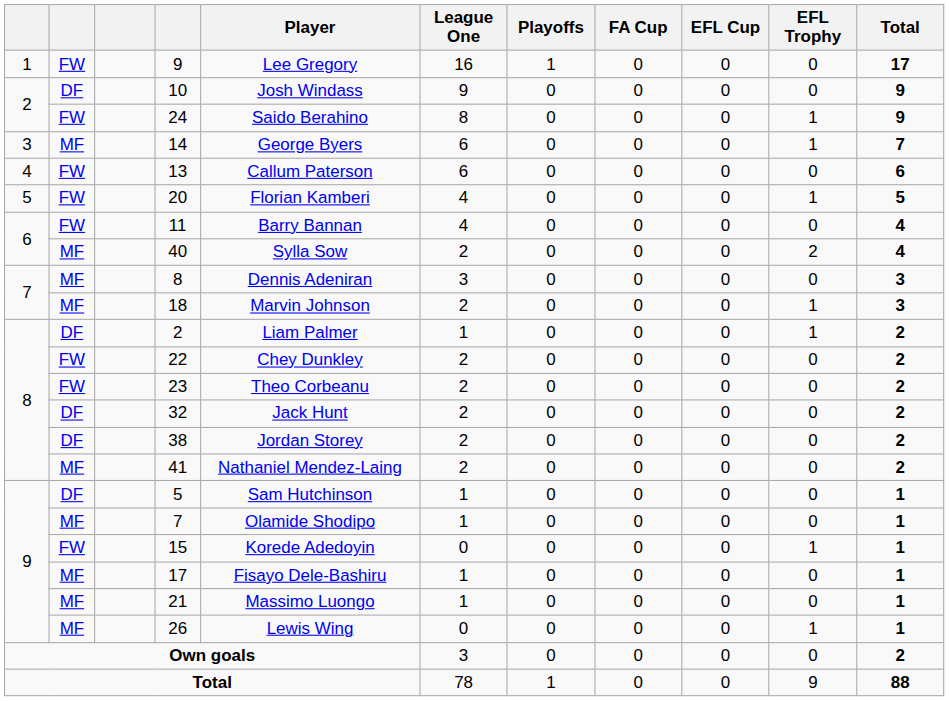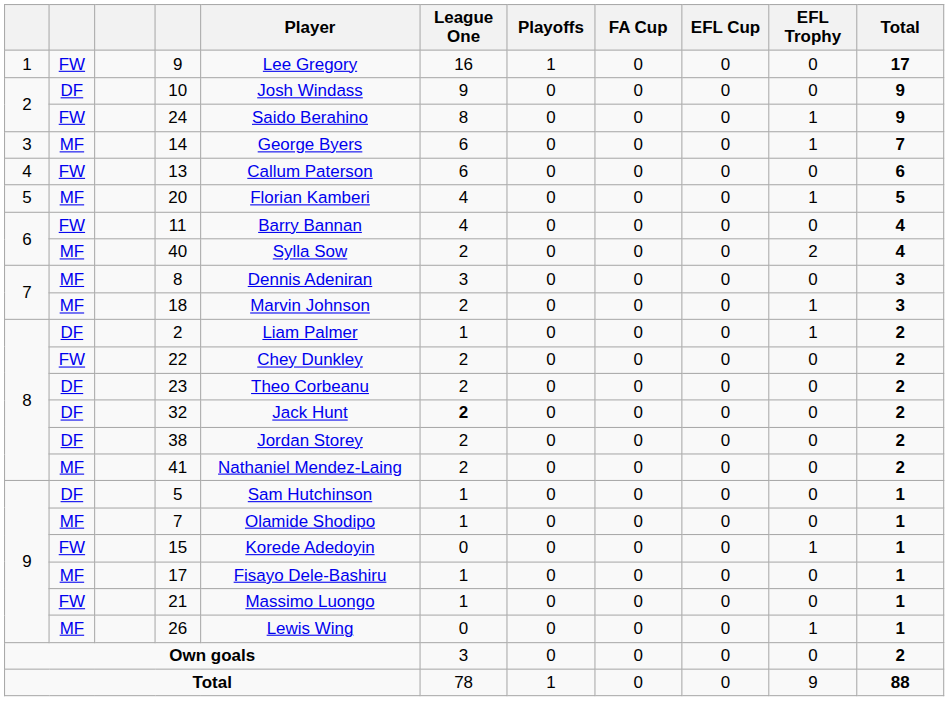(72, 198) FW -> (72, 198) MF
(72, 386) FW -> (72, 386) DF
(464, 413) normal -> (464, 413) bold
(72, 601) MF -> (72, 601) FW
